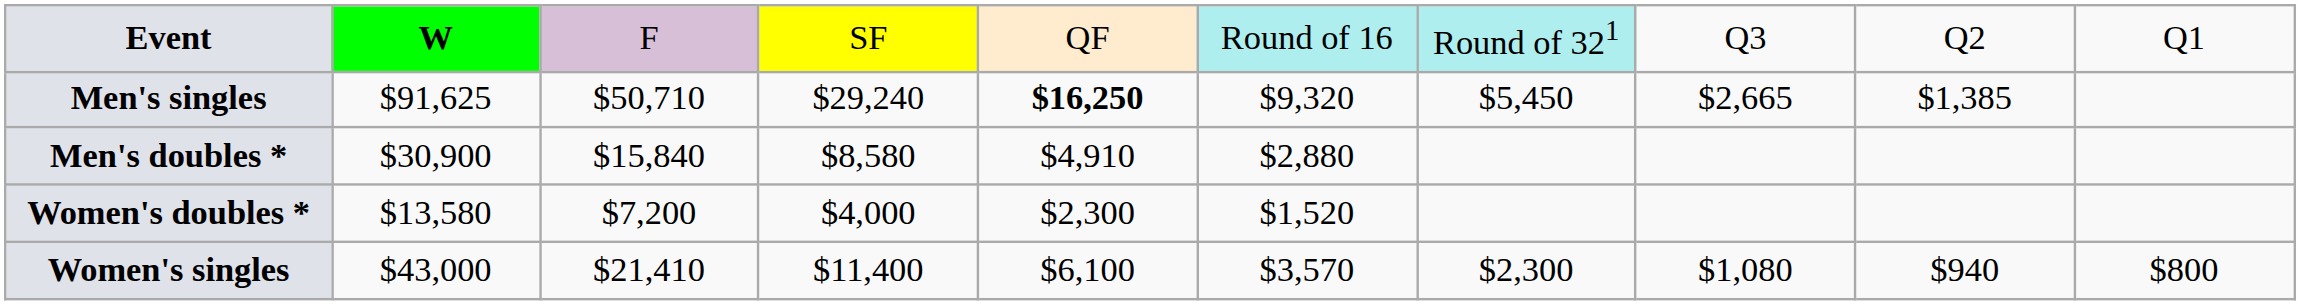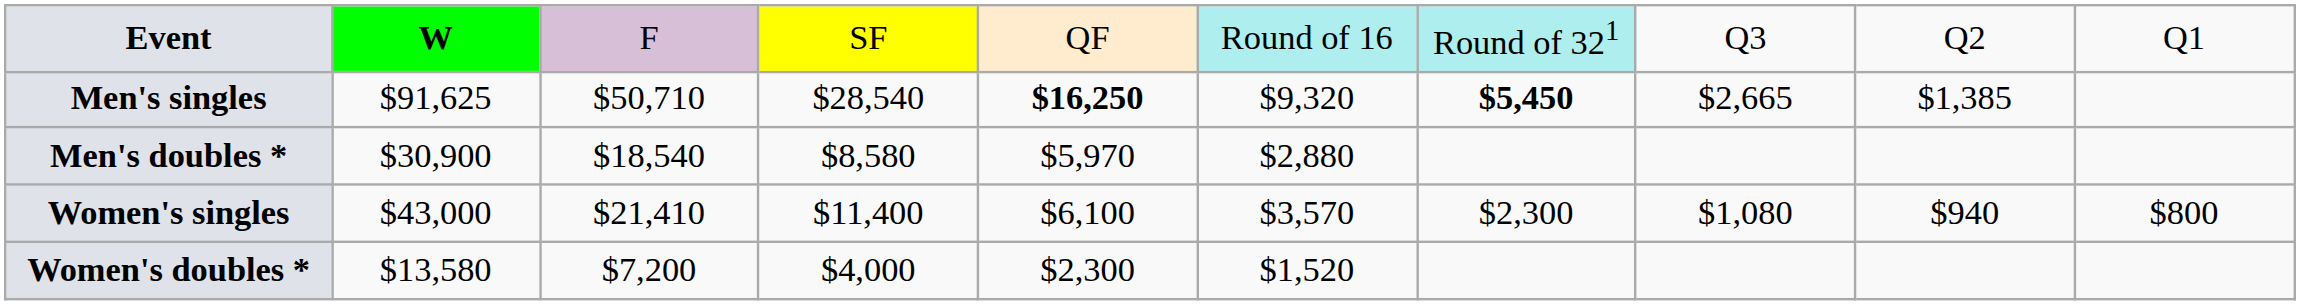(868, 99) $29,240 -> (868, 99) $28,540
(1526, 99) normal -> (1526, 99) bold
(649, 155) $15,840 -> (649, 155) $18,540
(1088, 155) $4,910 -> (1088, 155) $5,970
rows swapped: (169, 269) <-> (169, 212)
